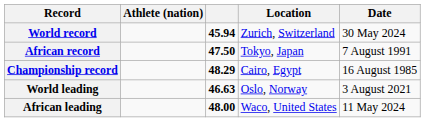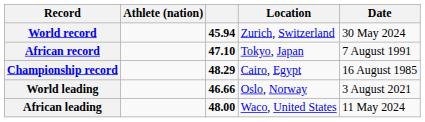(222, 51) 47.50 -> (222, 51) 47.10
(222, 88) 46.63 -> (222, 88) 46.66
